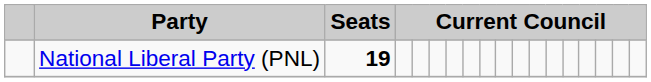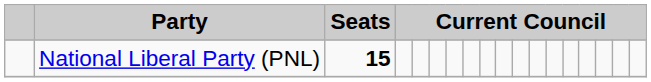(378, 58) 19 -> (378, 58) 15
